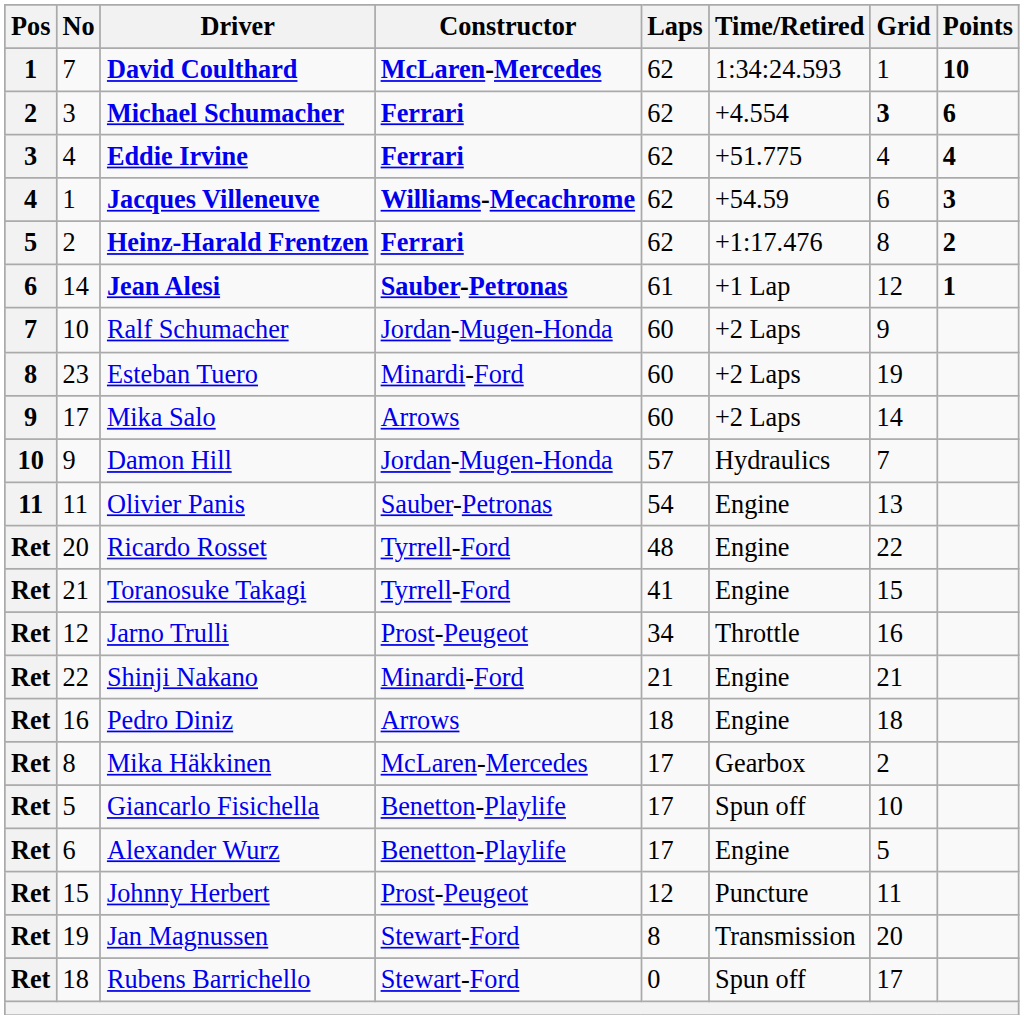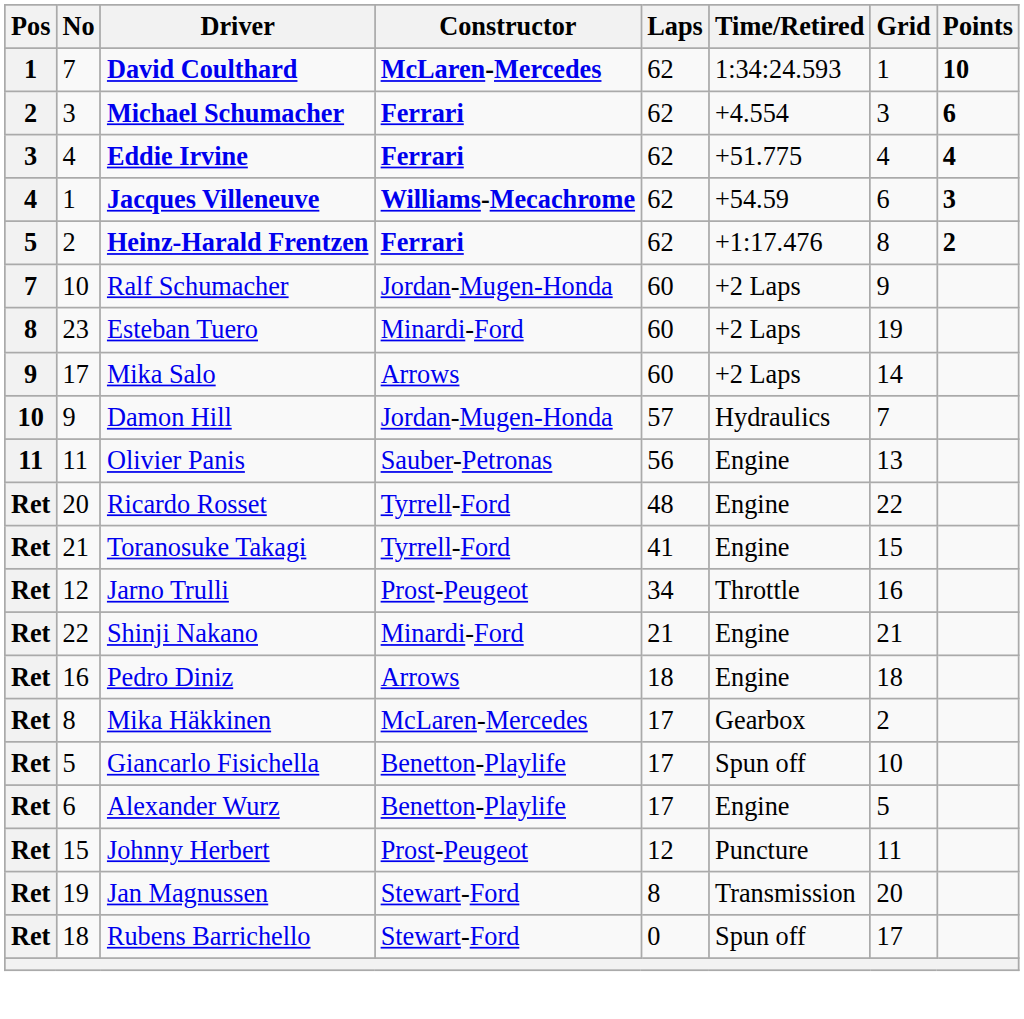(883, 113) bold -> (883, 113) normal
- row: (164, 286)
(660, 503) 54 -> (660, 459) 56
